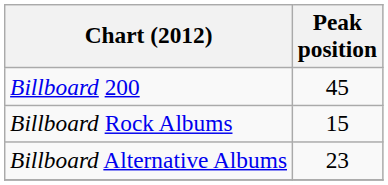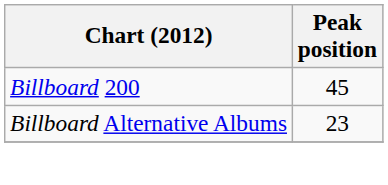- row: (121, 123)
